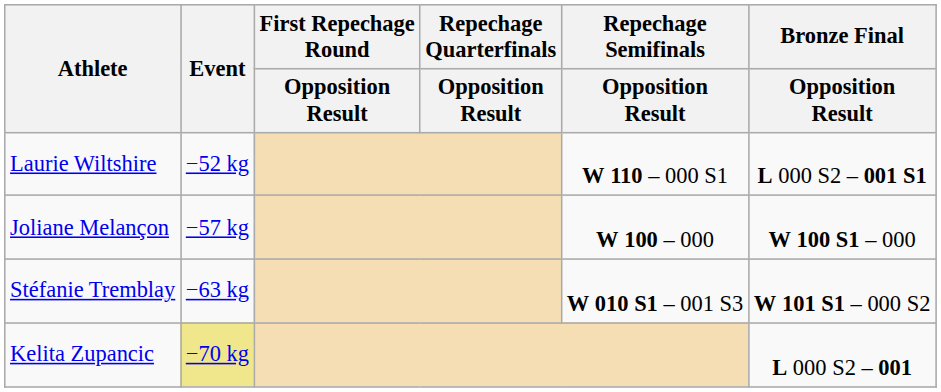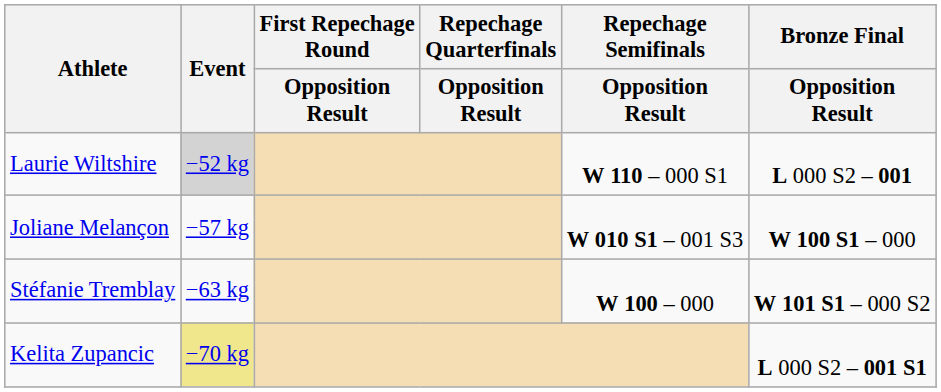(217, 163) no background -> (217, 163) lightgrey background
(842, 177) L 000 S2 – 001 S1 -> (842, 177) L 000 S2 – 001
(655, 240) W 100 – 000 -> (655, 240) W 010 S1 – 001 S3
(655, 304) W 010 S1 – 001 S3 -> (655, 304) W 100 – 000
(842, 367) L 000 S2 – 001 -> (842, 367) L 000 S2 – 001 S1
